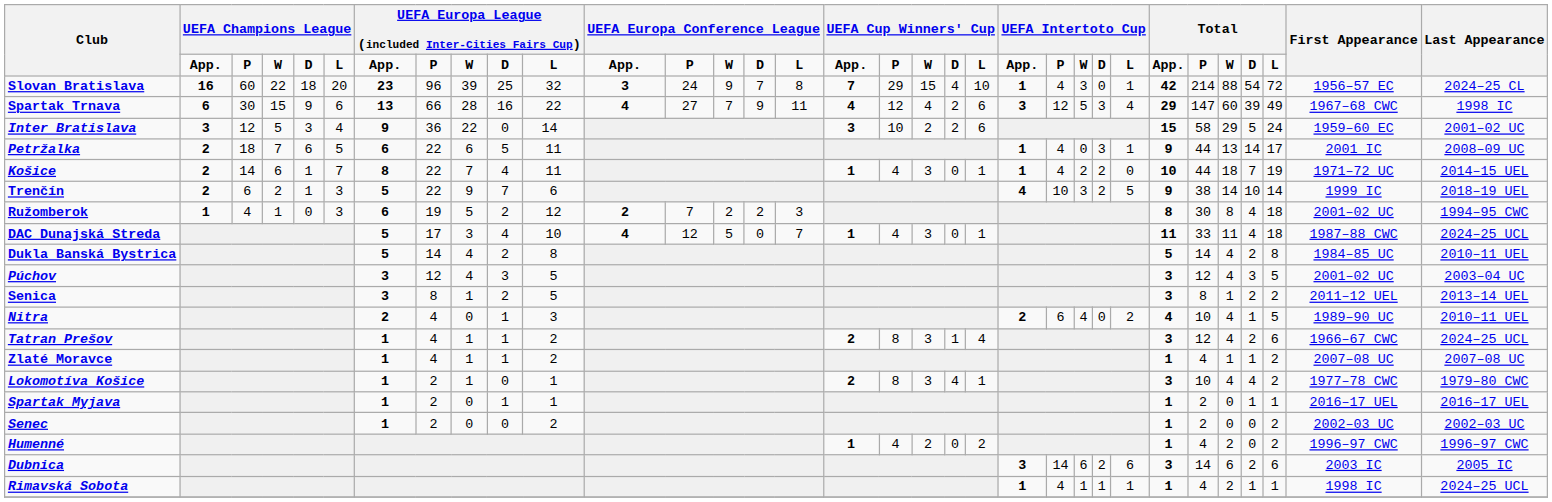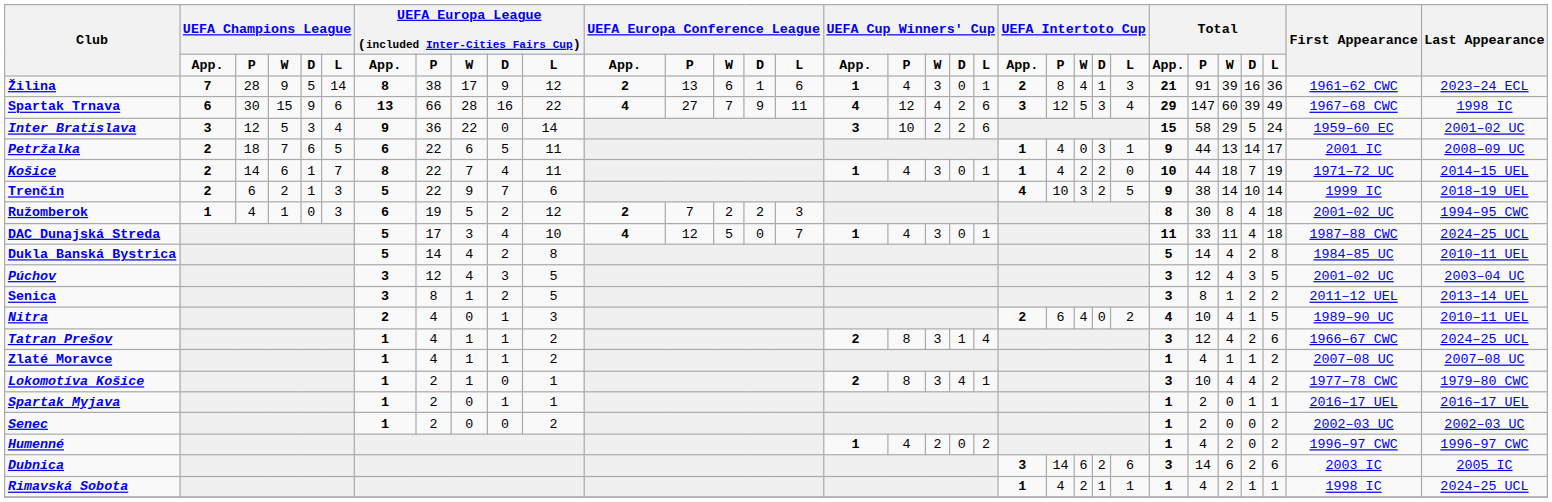- row: (76, 86)
+ row: (32, 86)
(1084, 487) 1 -> (1084, 487) 2
